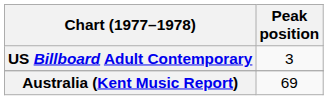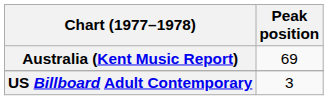rows swapped: (130, 82) <-> (130, 58)
